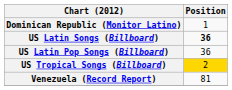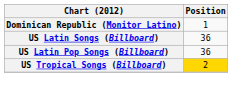(206, 38) bold -> (206, 38) normal
- row: (94, 79)
